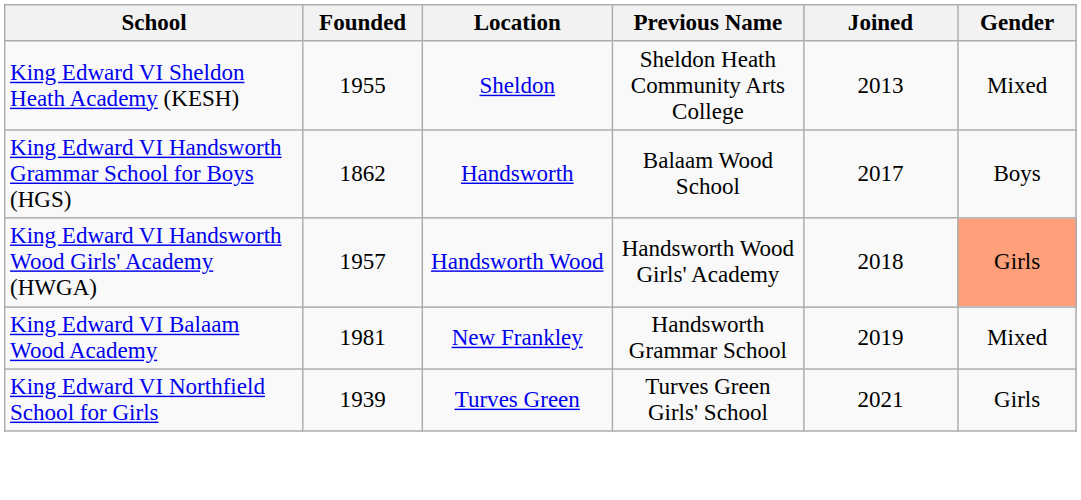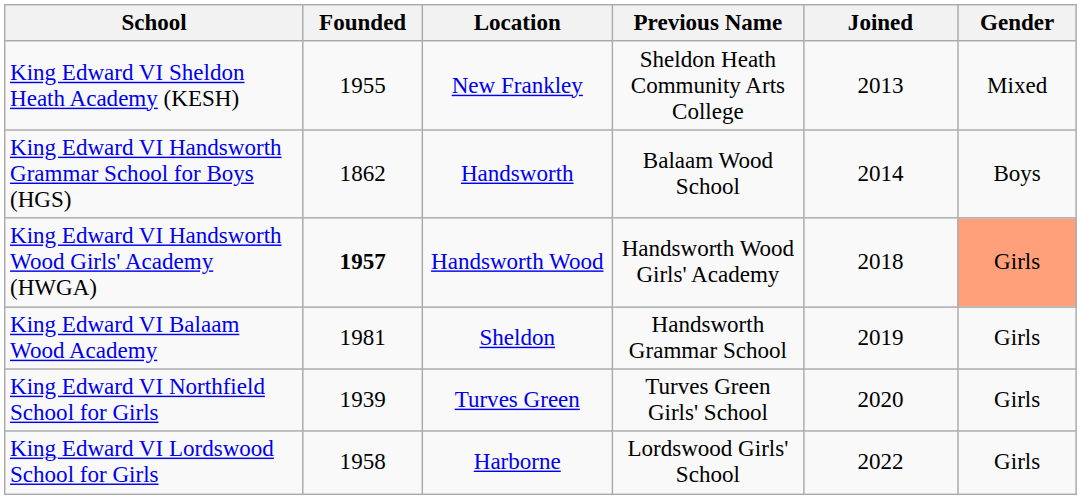(517, 85) Sheldon -> (517, 85) New Frankley
(881, 173) 2017 -> (881, 173) 2014
(363, 261) normal -> (363, 261) bold
(517, 337) New Frankley -> (517, 337) Sheldon
(1017, 337) Mixed -> (1017, 337) Girls
(881, 399) 2021 -> (881, 399) 2020
+ row: (142, 462)
